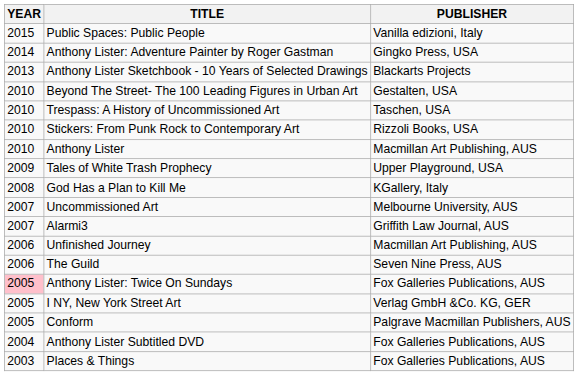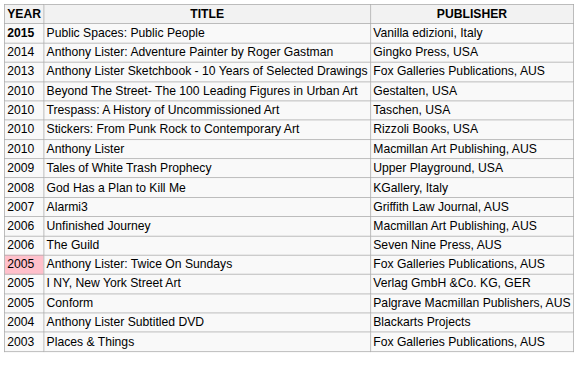(21, 33) normal -> (21, 33) bold
(422, 71) Blackarts Projects -> (459, 71) Fox Galleries Publications, AUS
- row: (102, 206)
(459, 341) Fox Galleries Publications, AUS -> (422, 322) Blackarts Projects
